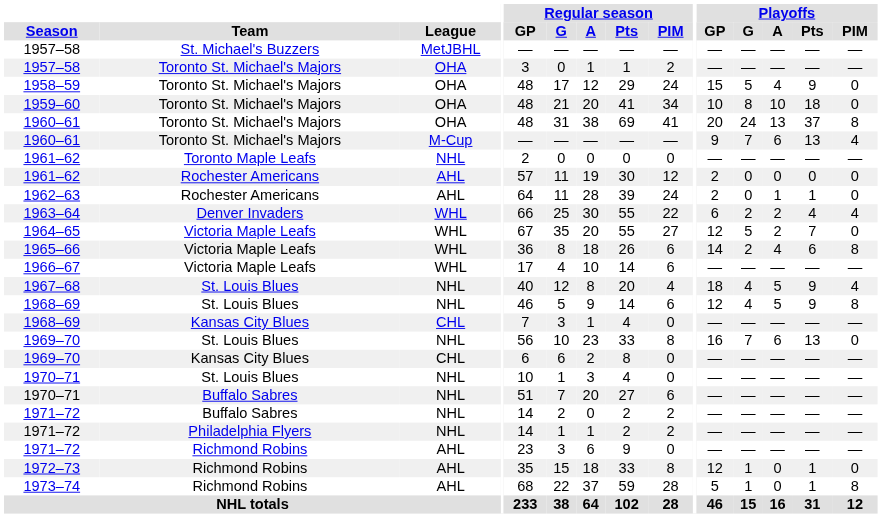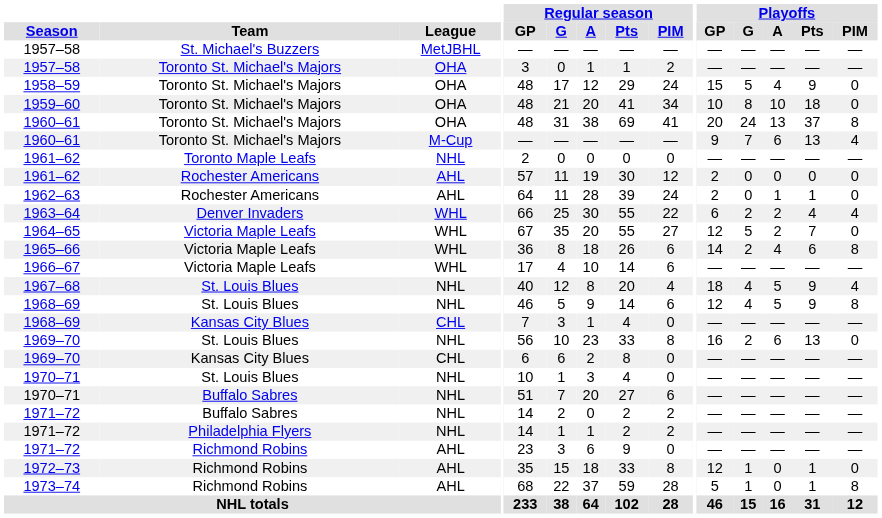(748, 340) 7 -> (748, 340) 2
